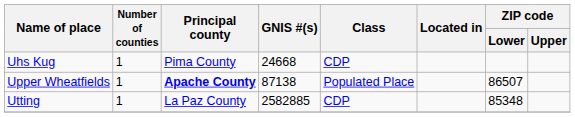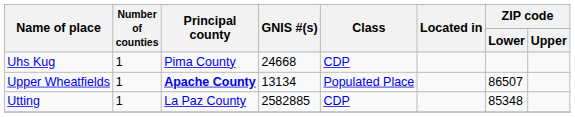(279, 82) 87138 -> (279, 82) 13134
